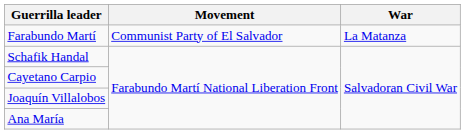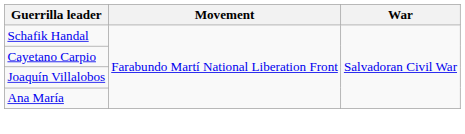- row: (52, 35)
